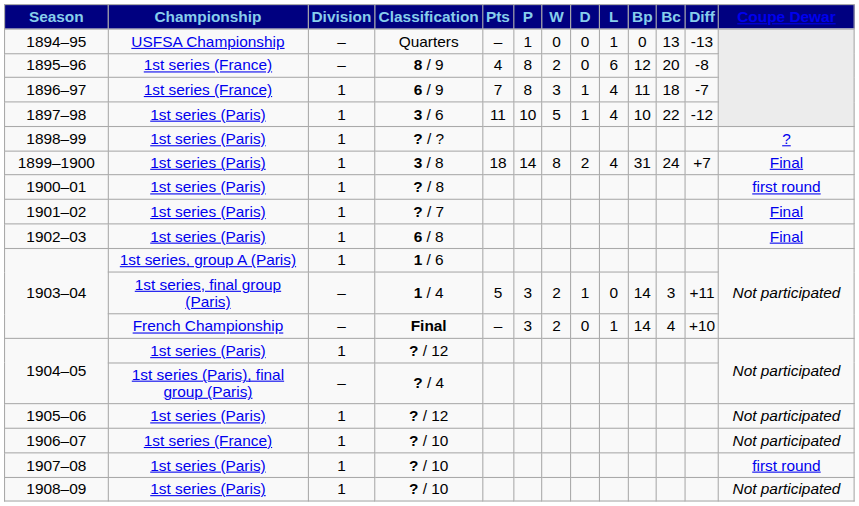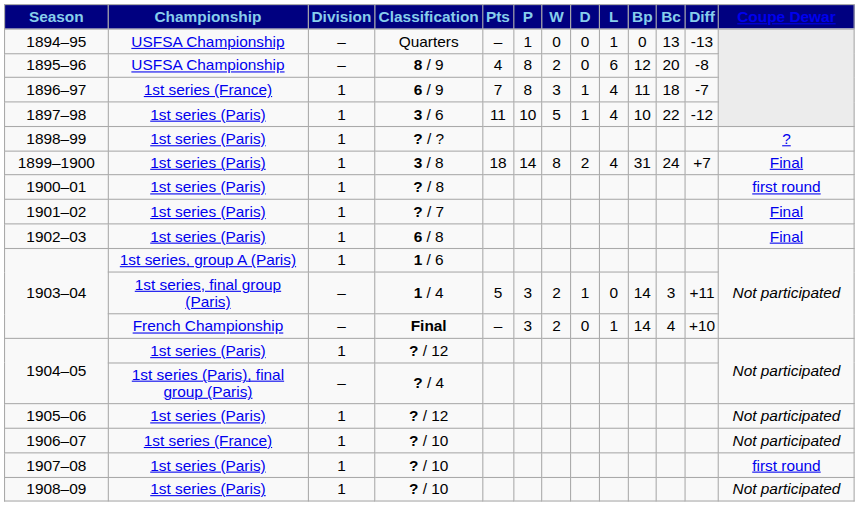(208, 66) 1st series (France) -> (208, 66) USFSA Championship
